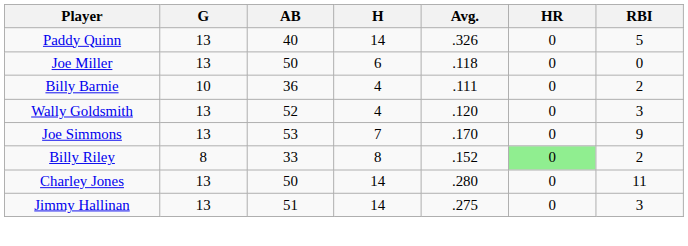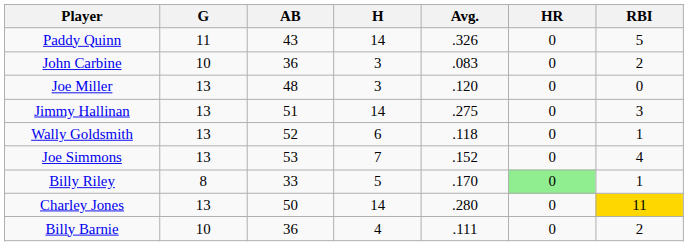(203, 39) 13 -> (203, 39) 11
(290, 39) 40 -> (290, 39) 43
+ row: (82, 63)
(290, 63) 50 -> (290, 87) 48
(378, 63) 6 -> (378, 87) 3
(465, 63) .118 -> (465, 87) .120
rows swapped: (82, 205) <-> (82, 87)
(378, 110) 4 -> (378, 134) 6
(465, 110) .120 -> (465, 134) .118
(639, 110) 3 -> (639, 134) 1
(465, 134) .170 -> (465, 157) .152
(639, 134) 9 -> (639, 157) 4
(378, 157) 8 -> (378, 181) 5
(465, 157) .152 -> (465, 181) .170
(639, 157) 2 -> (639, 181) 1
(639, 181) no background -> (639, 205) gold background
